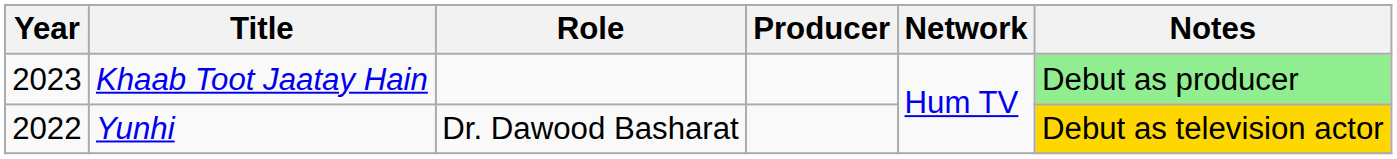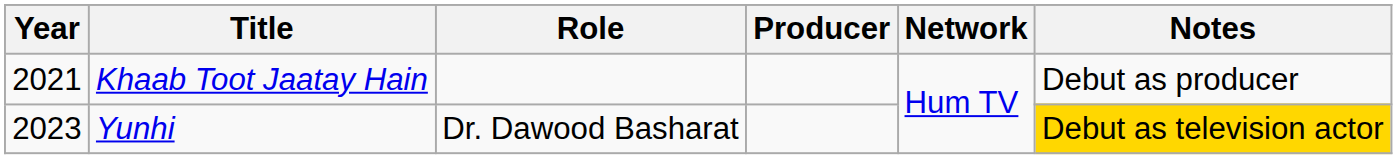(47, 78) 2023 -> (47, 78) 2021
(1170, 78) lightgreen background -> (1170, 78) no background
(47, 128) 2022 -> (47, 128) 2023
